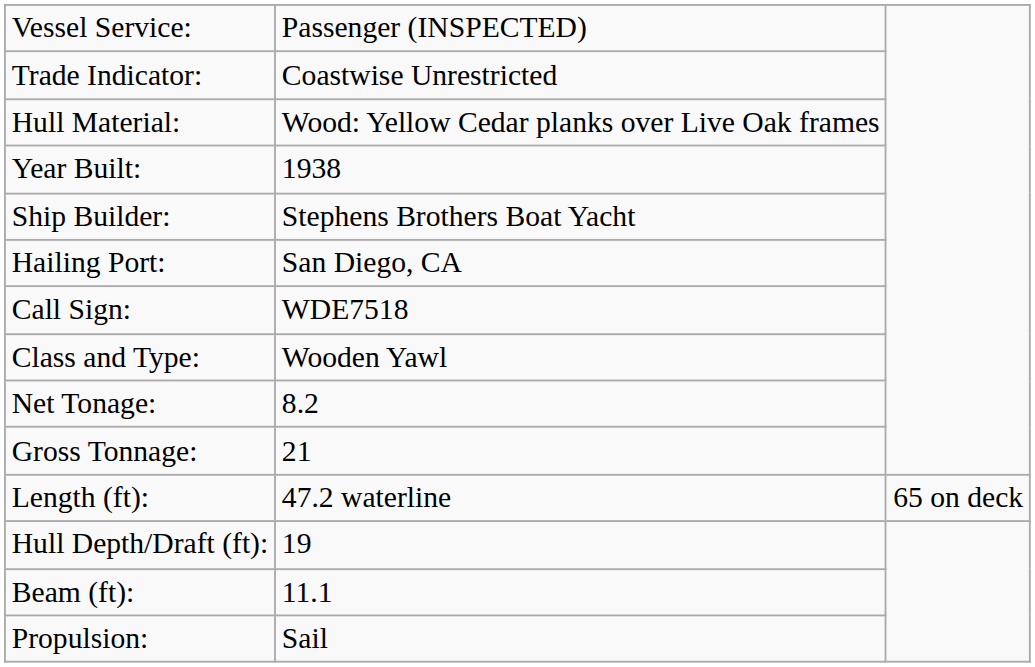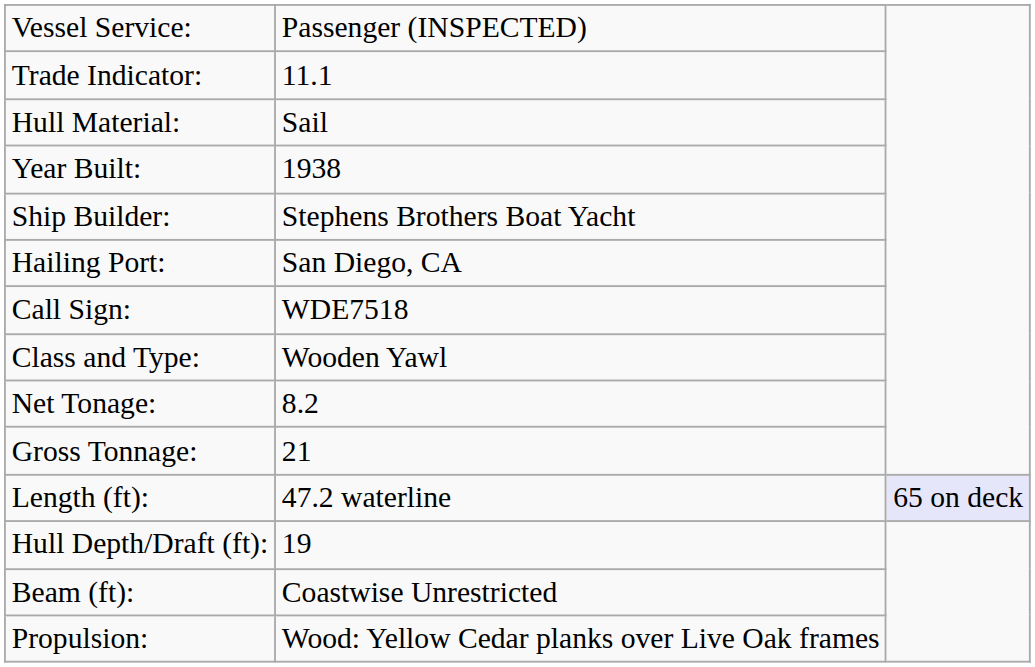(420, 74) Coastwise Unrestricted -> (307, 74) 11.1
(581, 121) Wood: Yellow Cedar planks over Live Oak frames -> (305, 121) Sail
(958, 497) no background -> (958, 497) lavender background
(307, 591) 11.1 -> (420, 591) Coastwise Unrestricted
(305, 638) Sail -> (581, 638) Wood: Yellow Cedar planks over Live Oak frames
